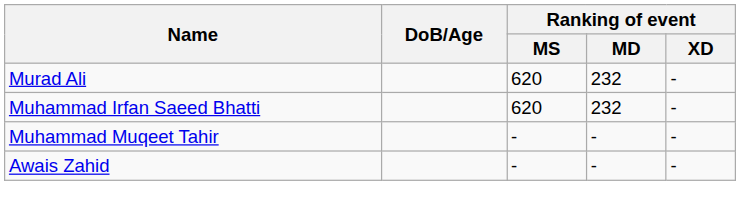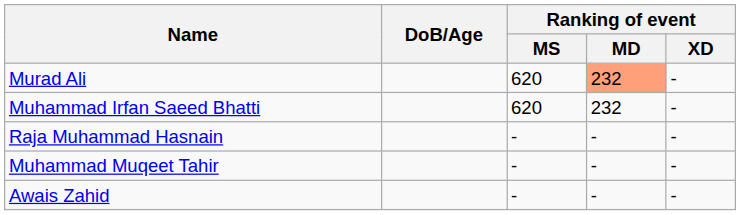(606, 78) no background -> (606, 78) lightsalmon background
+ row: (116, 137)
